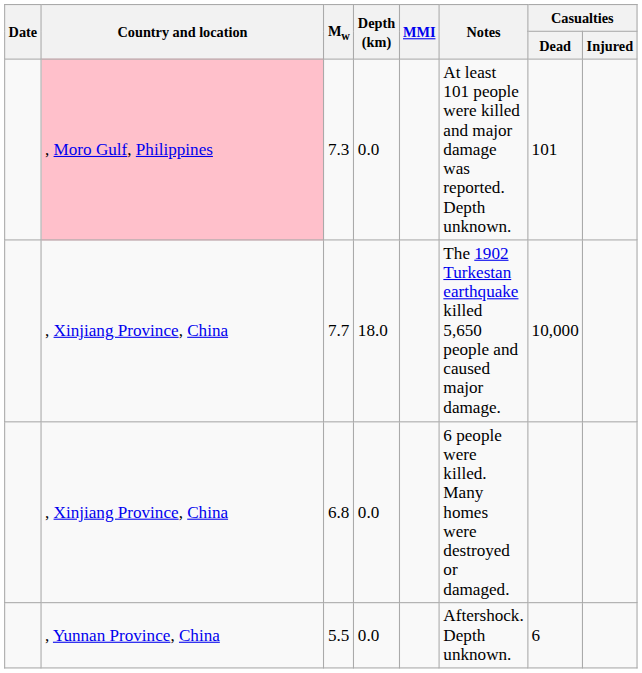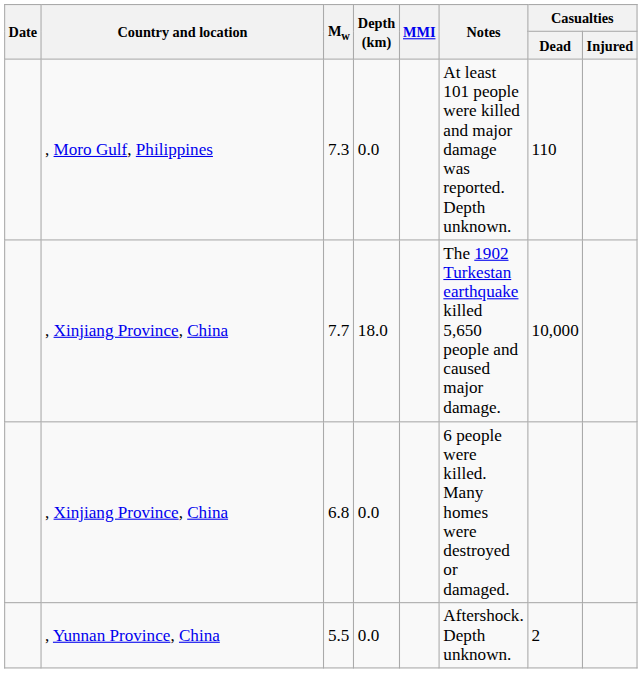(129, 149) pink background -> (129, 149) no background
(544, 149) 101 -> (544, 149) 110
(536, 635) 6 -> (536, 635) 2
